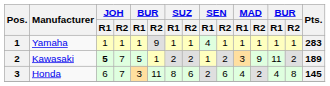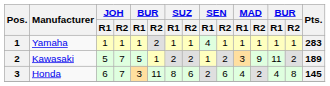(156, 43) 9 -> (156, 43) 2
(105, 58) bold -> (105, 58) normal
